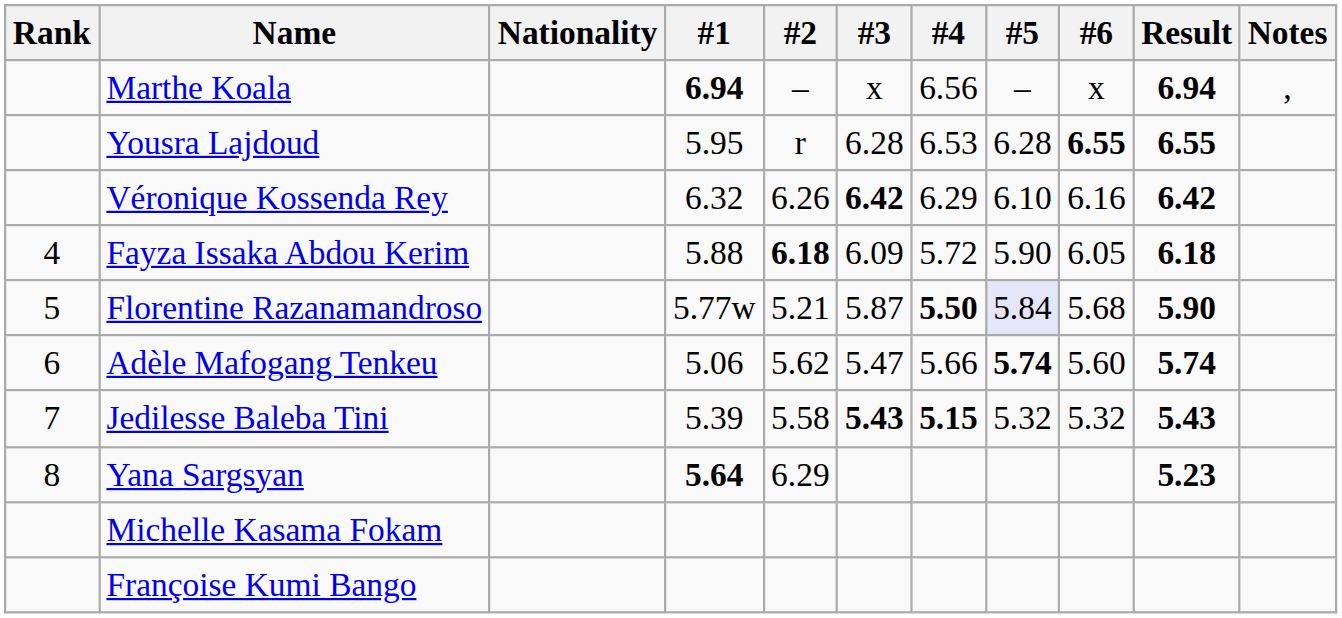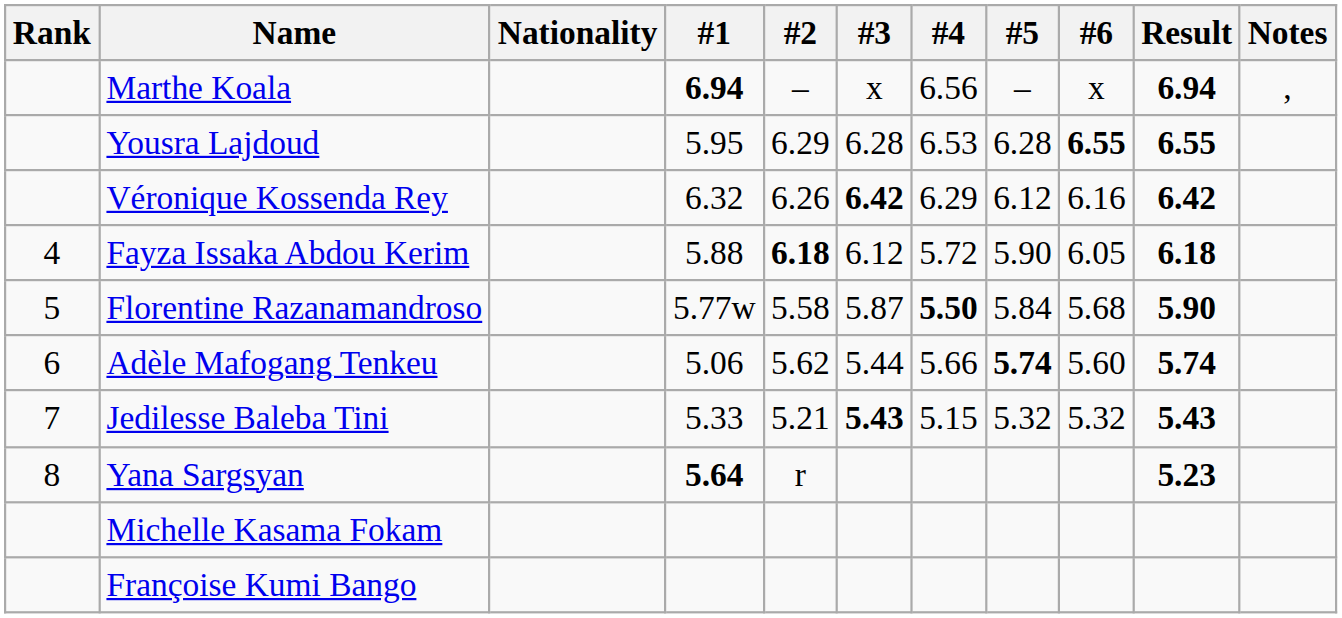(800, 142) r -> (800, 142) 6.29
(1022, 197) 6.10 -> (1022, 197) 6.12
(874, 252) 6.09 -> (874, 252) 6.12
(800, 307) 5.21 -> (800, 307) 5.58
(1022, 307) lavender background -> (1022, 307) no background
(874, 363) 5.47 -> (874, 363) 5.44
(714, 418) 5.39 -> (714, 418) 5.33
(800, 418) 5.58 -> (800, 418) 5.21
(948, 418) bold -> (948, 418) normal
(800, 473) 6.29 -> (800, 473) r
